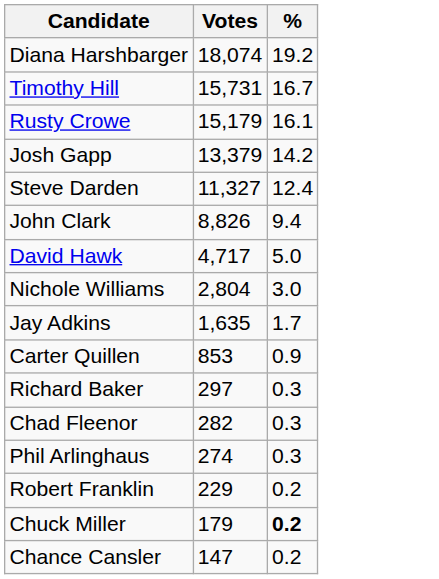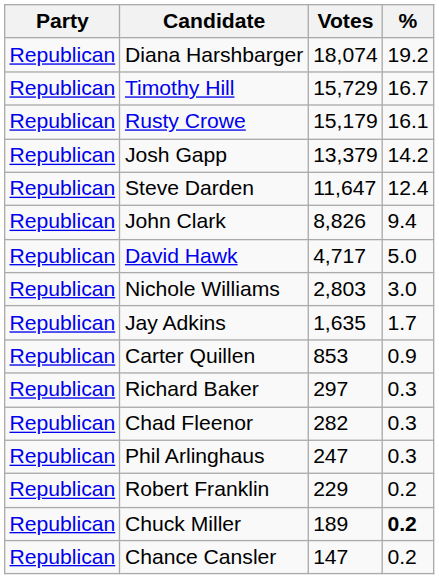+ column: (62, 21)
(230, 88) 15,731 -> (345, 88) 15,729
(229, 188) 11,327 -> (345, 188) 11,647
(224, 289) 2,804 -> (340, 289) 2,803
(215, 456) 274 -> (331, 456) 247
(215, 523) 179 -> (331, 523) 189
